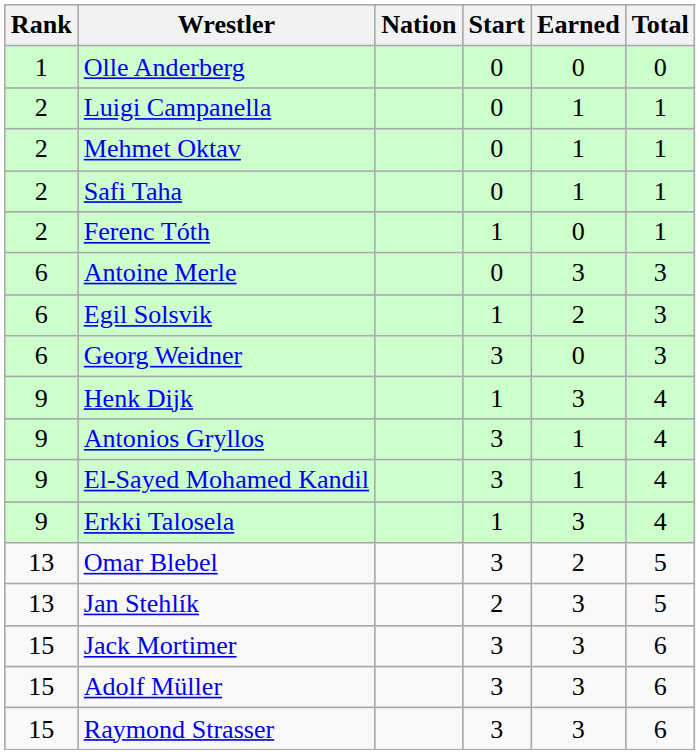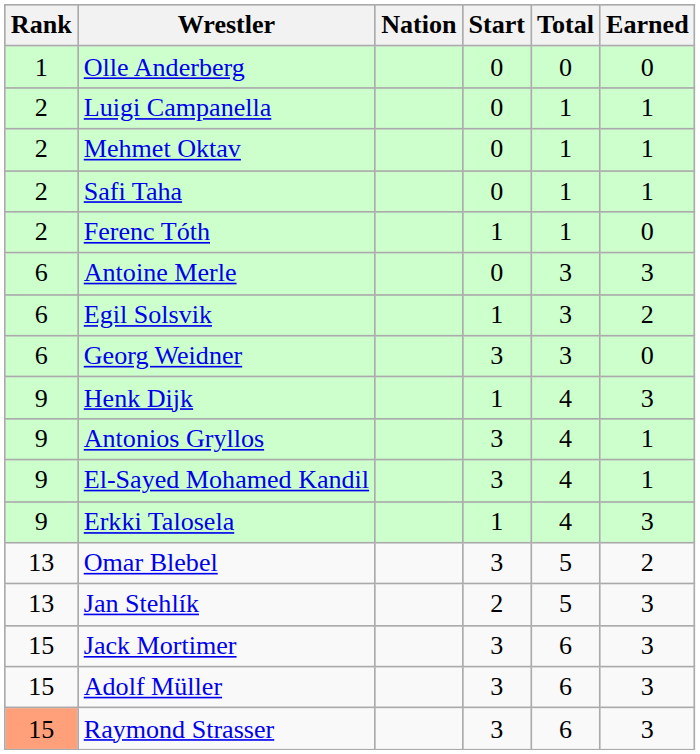columns swapped: (578, 25) <-> (660, 25)
(41, 728) no background -> (41, 728) lightsalmon background
